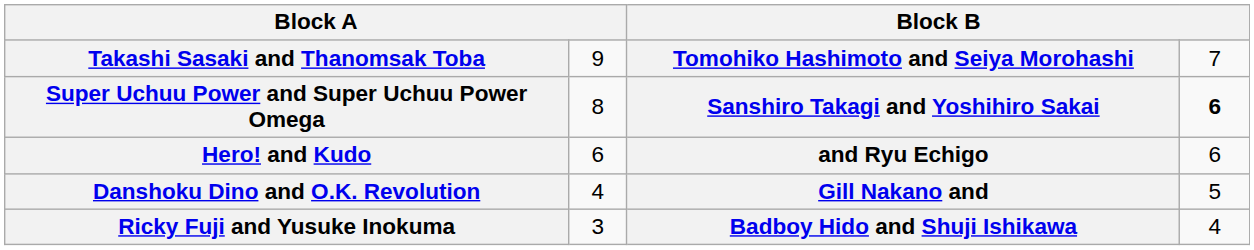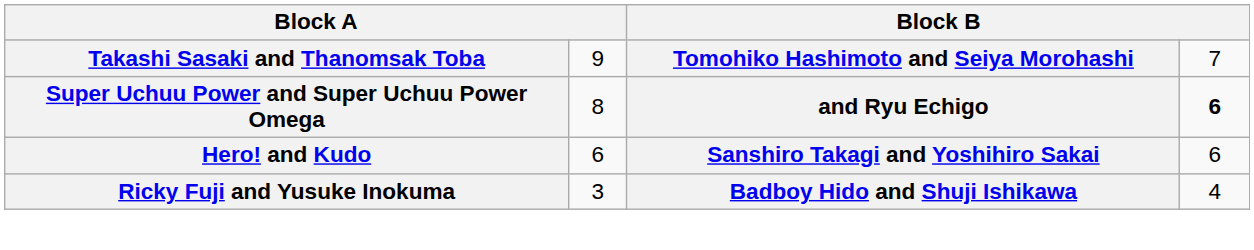(903, 106) Sanshiro Takagi and Yoshihiro Sakai -> (903, 106) and Ryu Echigo
(903, 155) and Ryu Echigo -> (903, 155) Sanshiro Takagi and Yoshihiro Sakai
- row: (287, 190)
